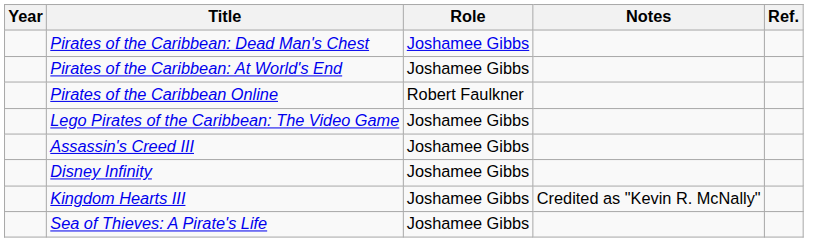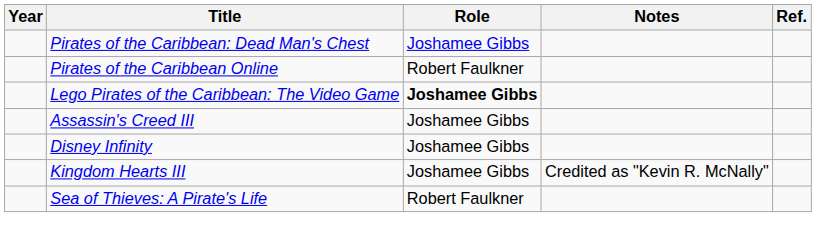- row: (196, 69)
(468, 120) normal -> (472, 95) bold
(468, 224) Joshamee Gibbs -> (465, 198) Robert Faulkner
